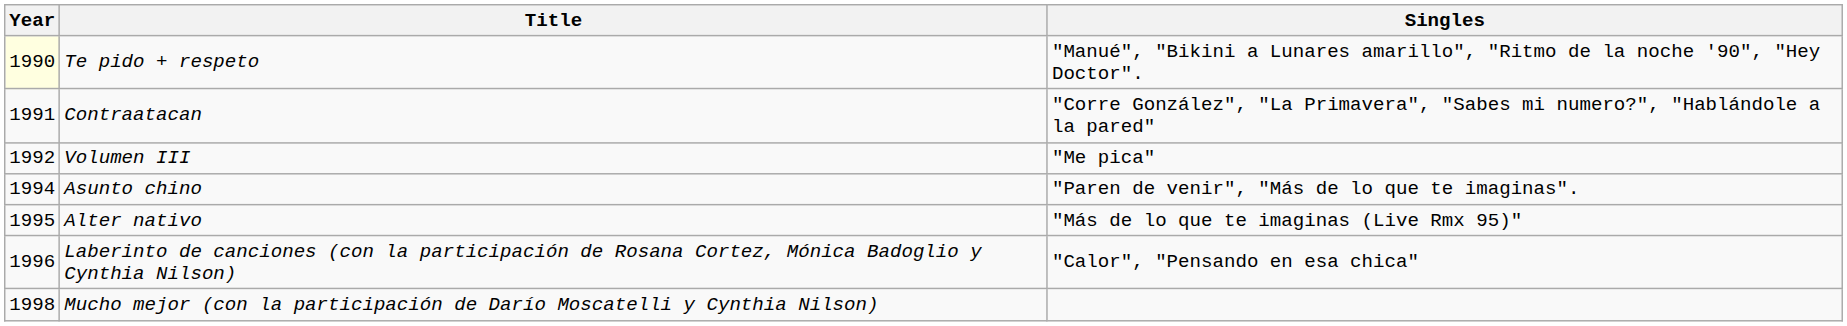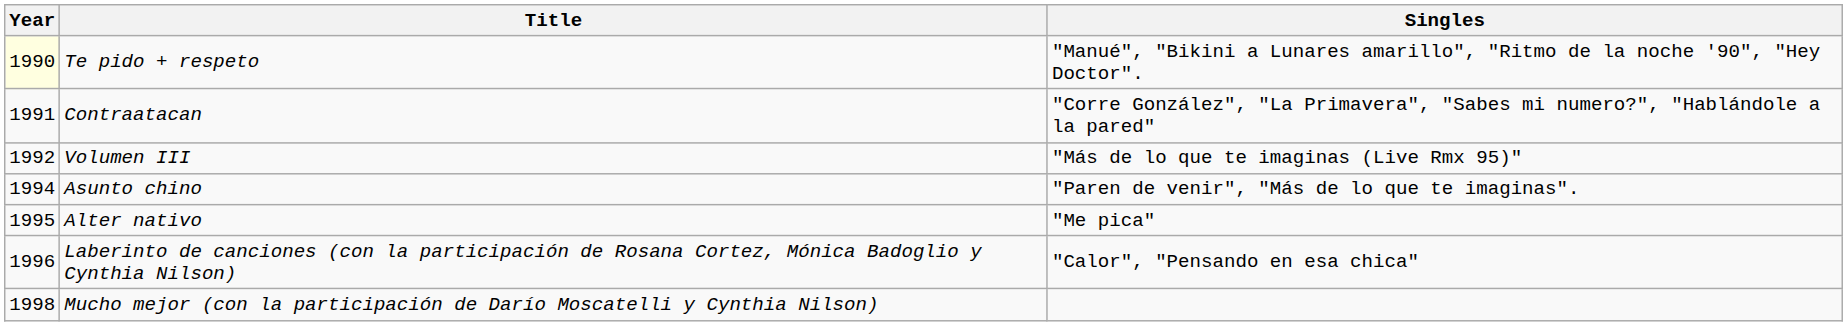(1104, 158) "Me pica" -> (1287, 158) "Más de lo que te imaginas (Live Rmx 95)"
(1287, 220) "Más de lo que te imaginas (Live Rmx 95)" -> (1104, 220) "Me pica"
